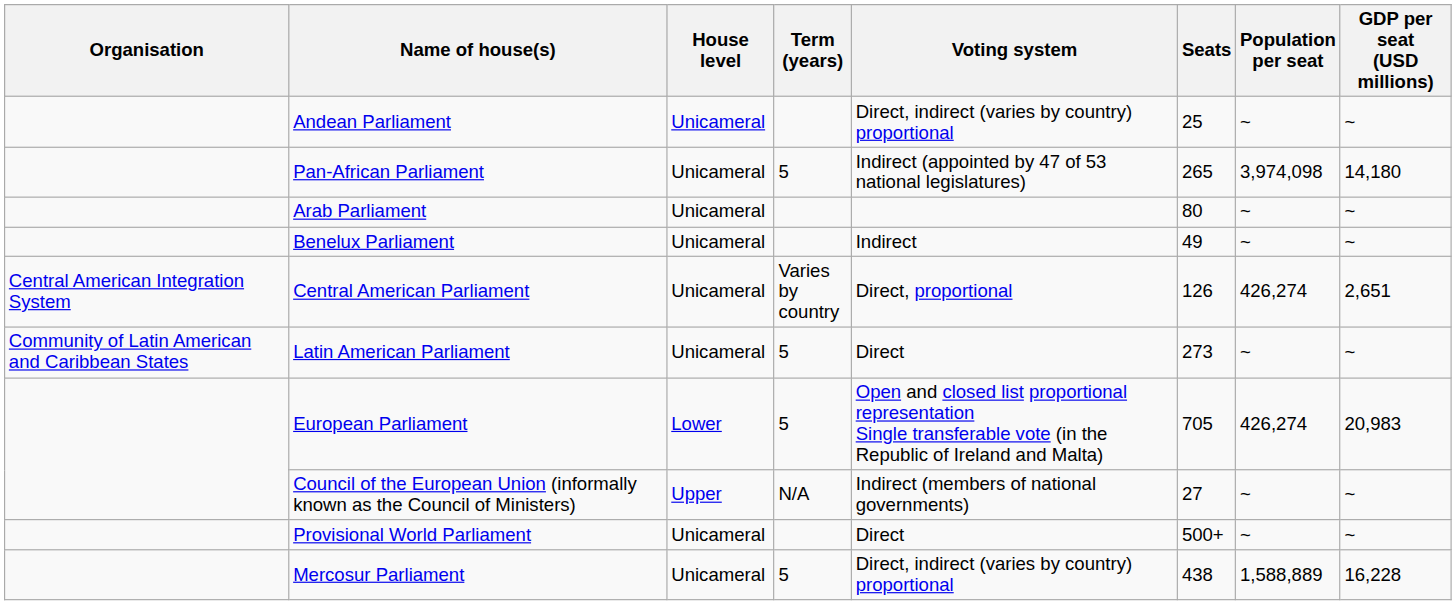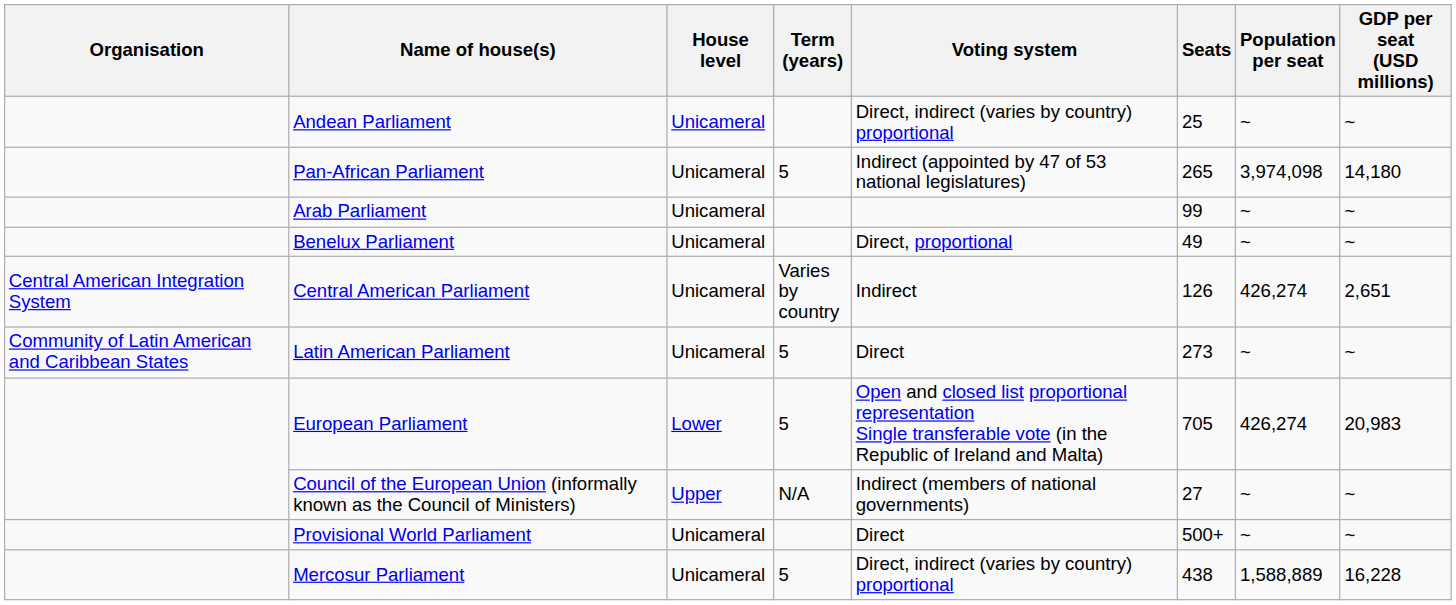(1192, 211) 80 -> (1192, 211) 99
(886, 241) Indirect -> (934, 241) Direct, proportional
(934, 291) Direct, proportional -> (886, 291) Indirect
